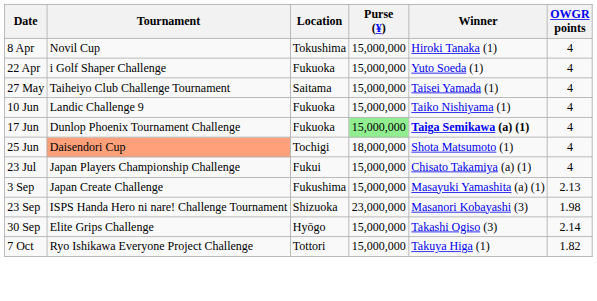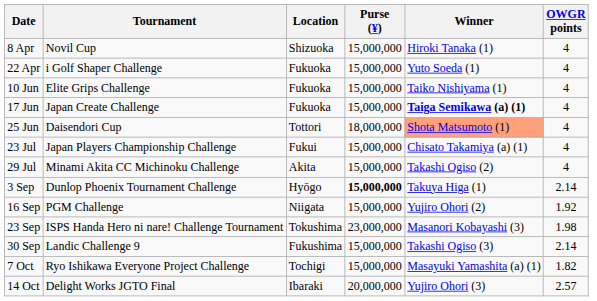(319, 48) Tokushima -> (311, 48) Shizuoka
- row: (26, 88)
(97, 108) Landic Challenge 9 -> (98, 88) Elite Grips Challenge
(145, 127) Dunlop Phoenix Tournament Challenge -> (102, 108) Japan Create Challenge
(379, 127) lightgreen background -> (375, 108) no background
(88, 147) lightsalmon background -> (84, 127) no background
(311, 147) Tochigi -> (305, 127) Tottori
(462, 147) no background -> (458, 127) lightsalmon background
+ row: (22, 167)
(106, 187) Japan Create Challenge -> (141, 187) Dunlop Phoenix Tournament Challenge
(320, 187) Fukushima -> (305, 187) Hyōgo
(379, 187) normal -> (375, 187) bold
(478, 187) Masayuki Yamashita (a) (1) -> (447, 187) Takuya Higa (1)
(570, 187) 2.13 -> (566, 187) 2.14
+ row: (24, 207)
(315, 207) Shizuoka -> (315, 226) Tokushima
(102, 226) Elite Grips Challenge -> (93, 246) Landic Challenge 9
(309, 226) Hyōgo -> (316, 246) Fukushima
(309, 246) Tottori -> (307, 266) Tochigi
(451, 246) Takuya Higa (1) -> (474, 266) Masayuki Yamashita (a) (1)
+ row: (23, 286)
